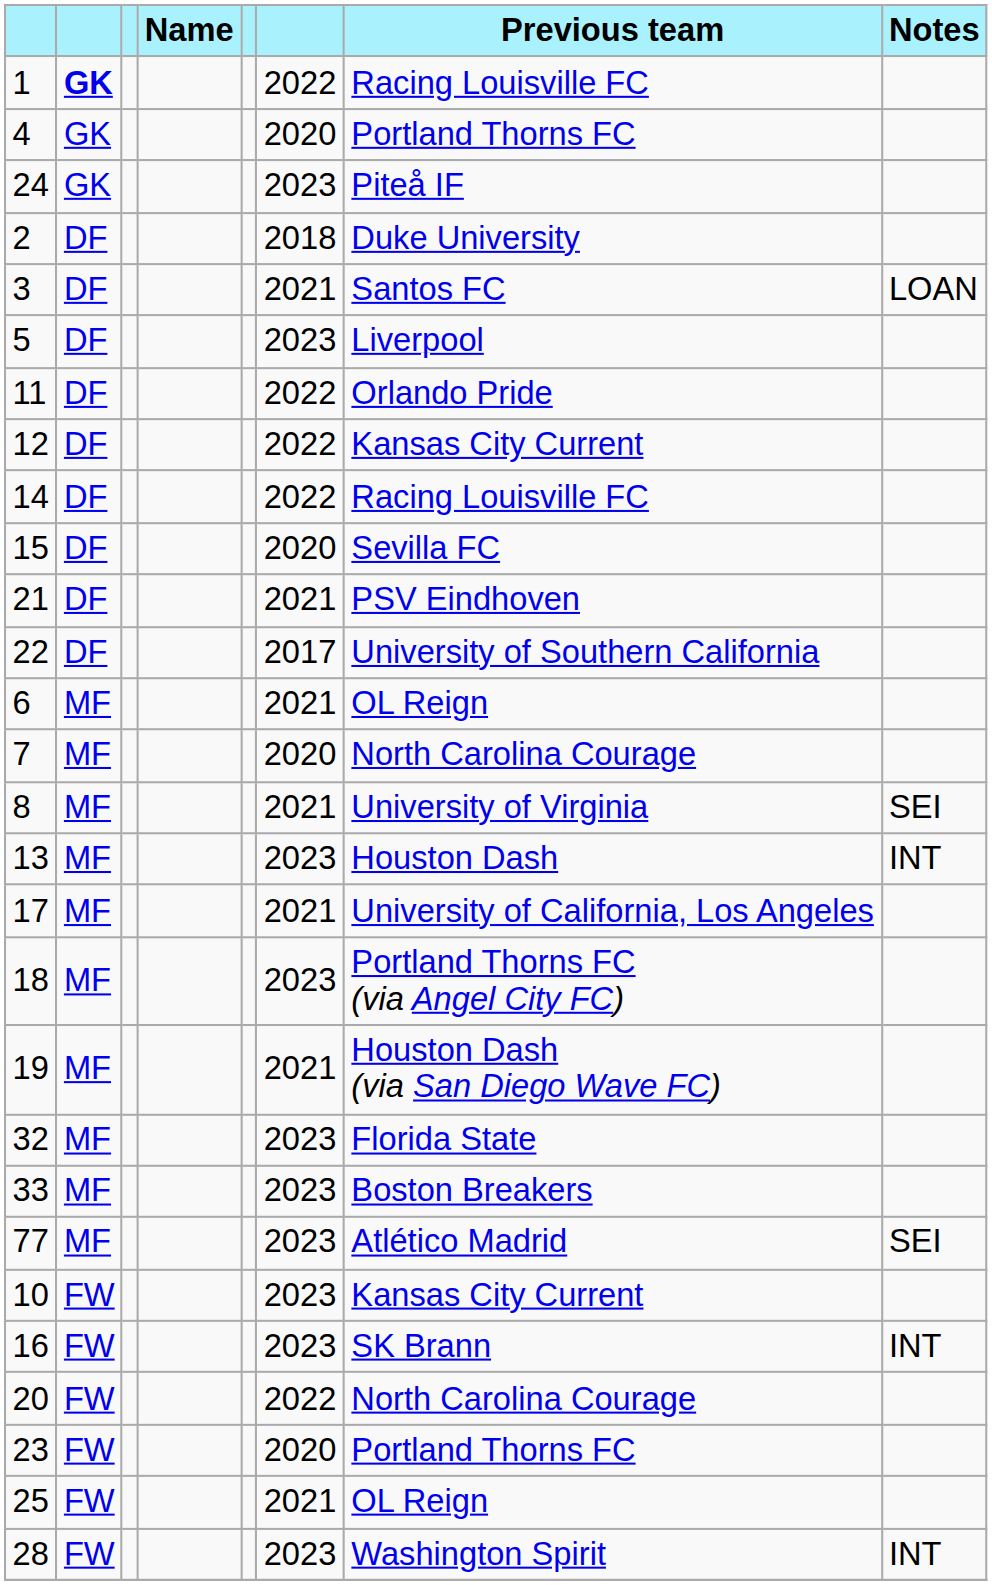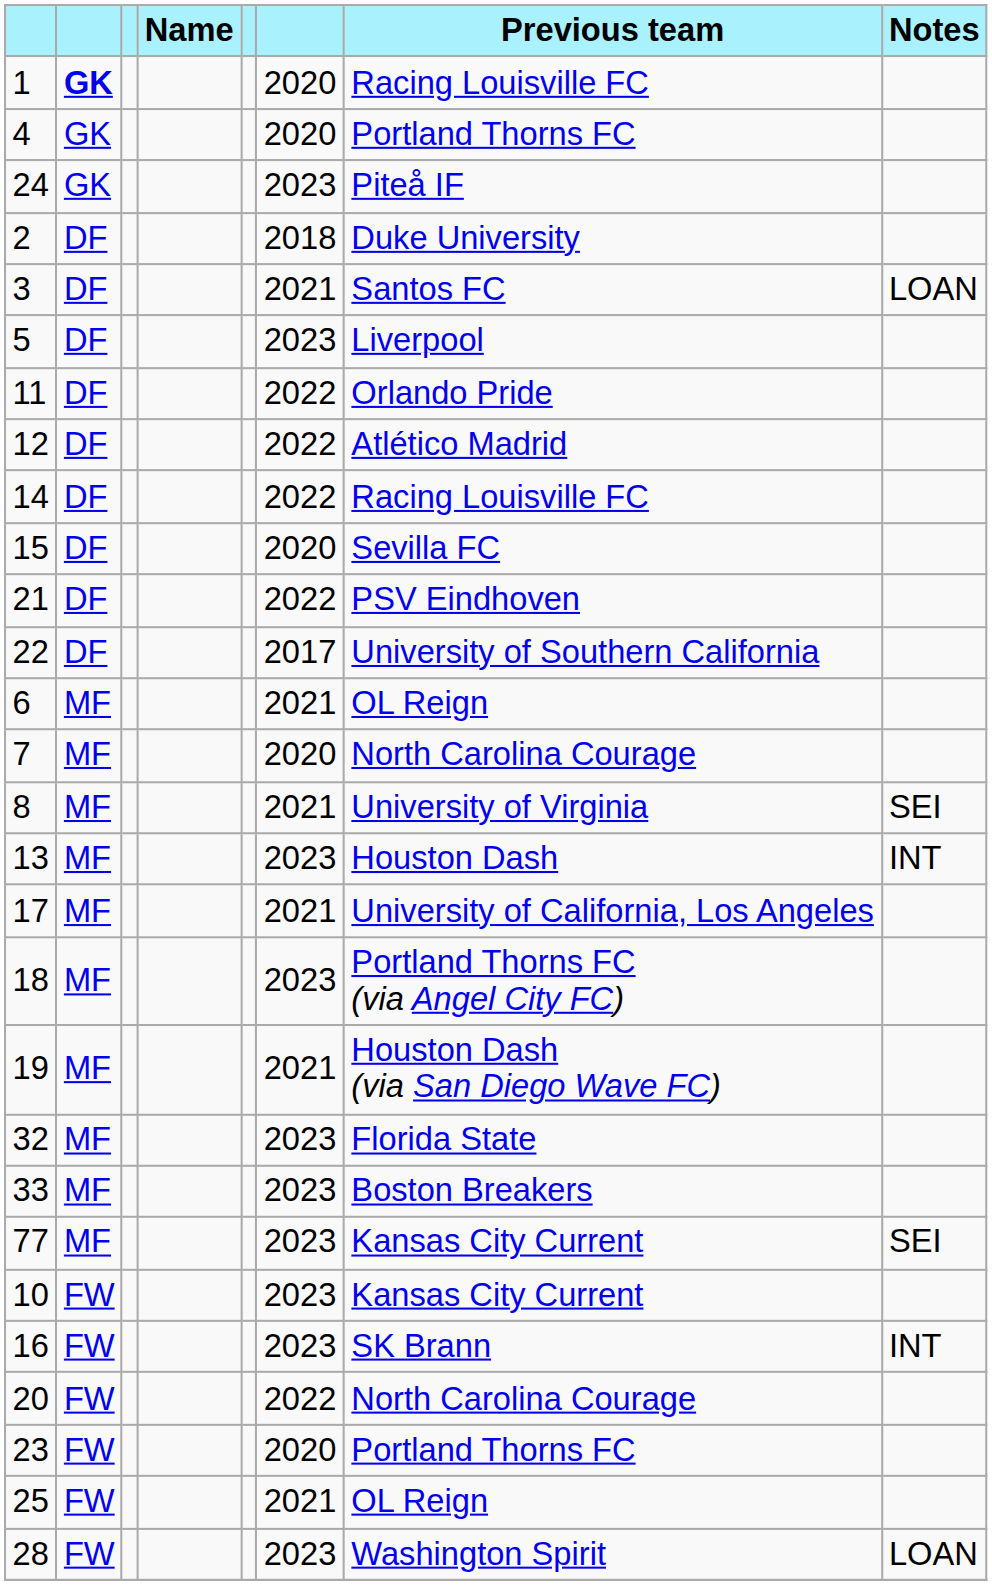(300, 82) 2022 -> (300, 82) 2020
(497, 444) Kansas City Current -> (459, 444) Atlético Madrid
(300, 599) 2021 -> (300, 599) 2022
(459, 1242) Atlético Madrid -> (497, 1242) Kansas City Current
(915, 1553) INT -> (933, 1553) LOAN
